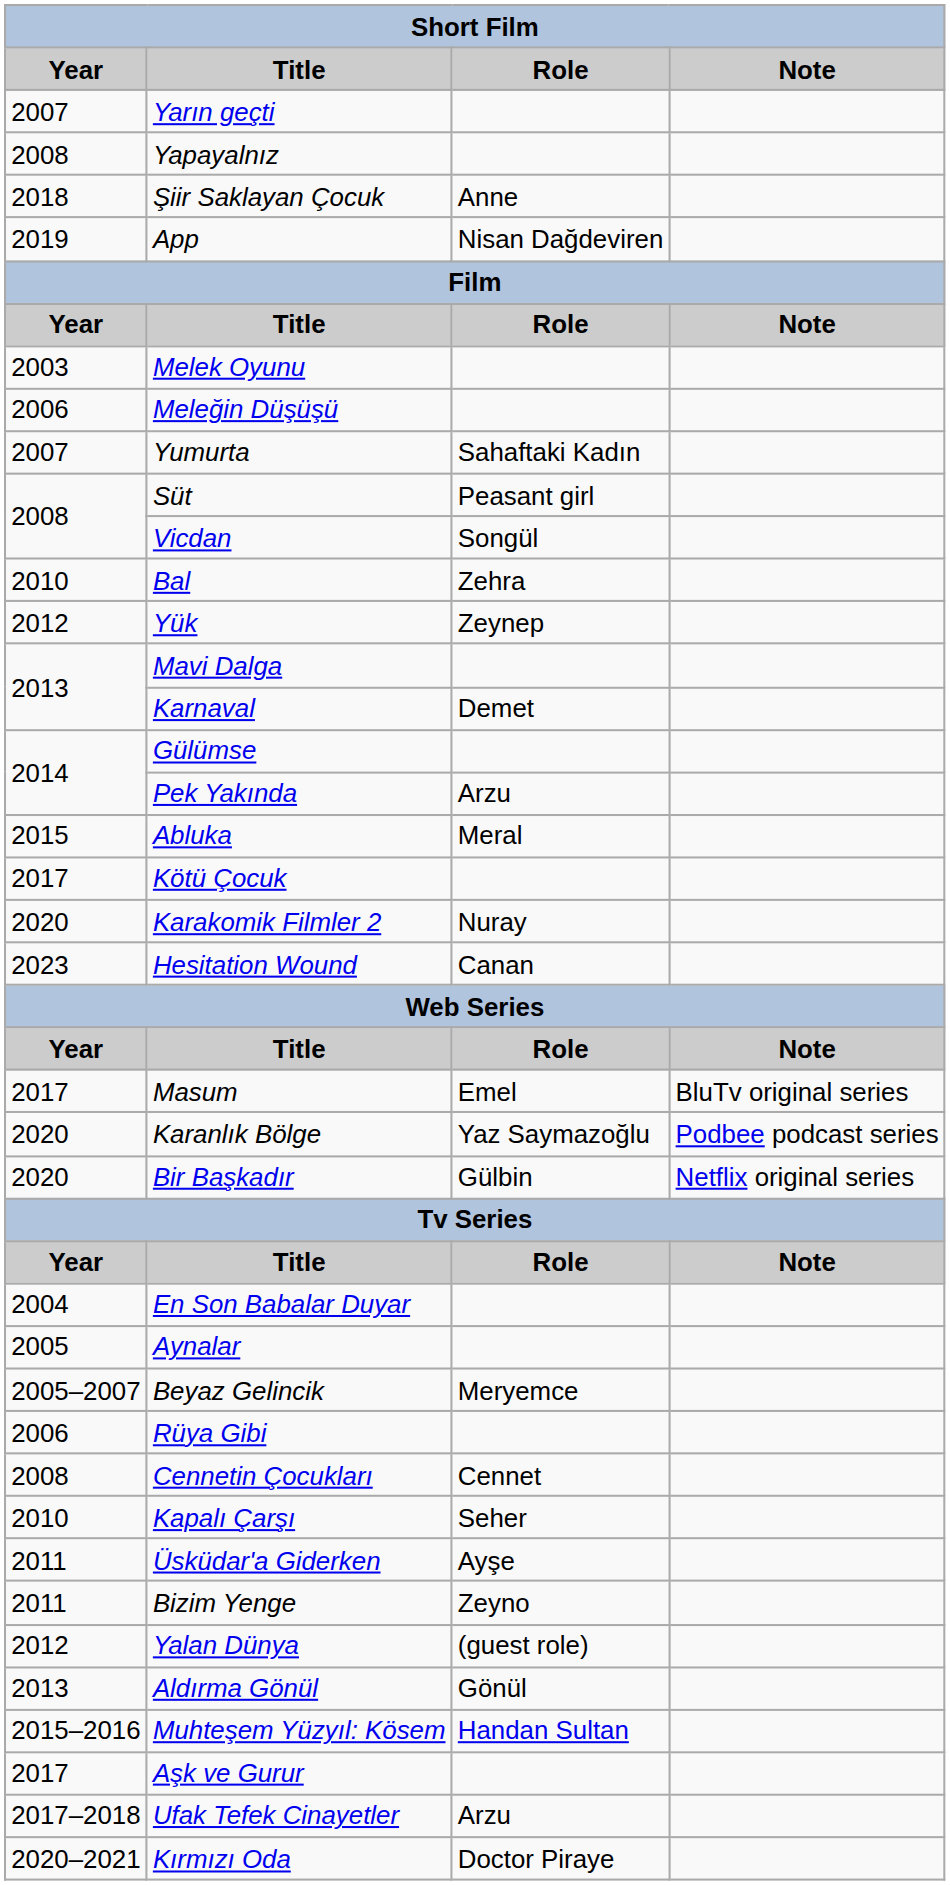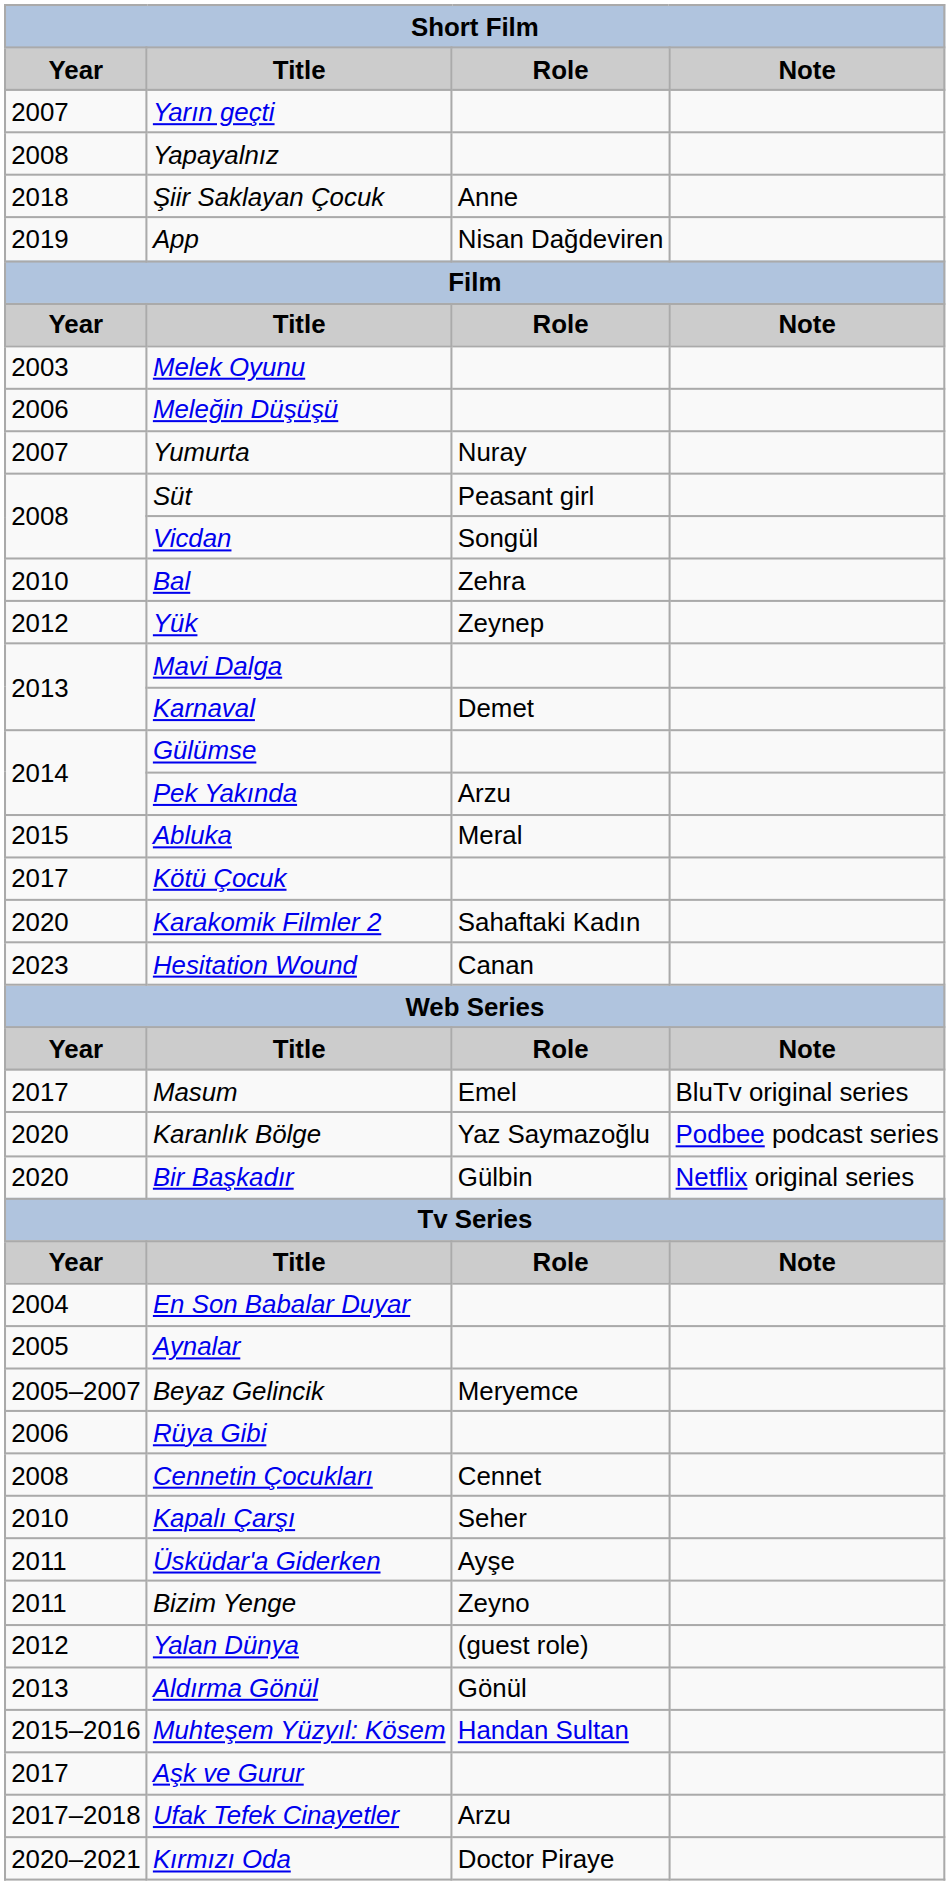(549, 452) Sahaftaki Kadın -> (492, 452) Nuray
(492, 921) Nuray -> (549, 921) Sahaftaki Kadın
